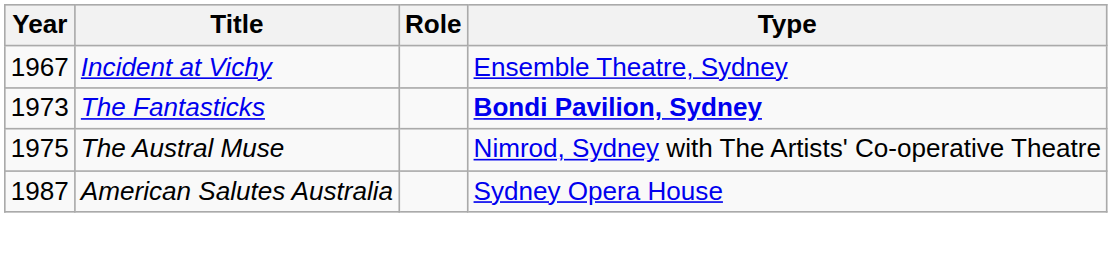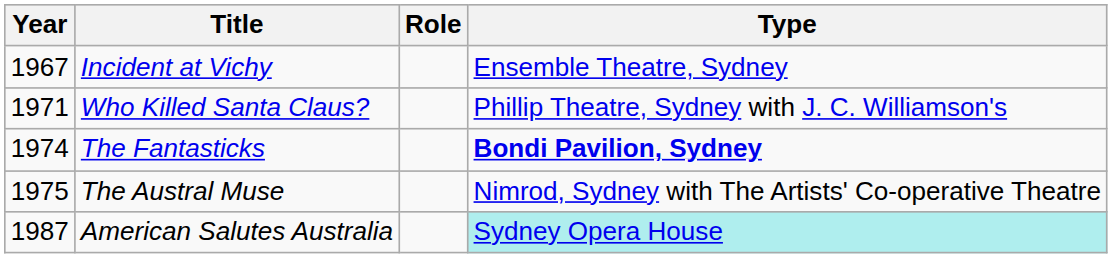+ row: (225, 107)
(40, 107) 1973 -> (40, 149) 1974
(598, 190) no background -> (598, 231) paleturquoise background
